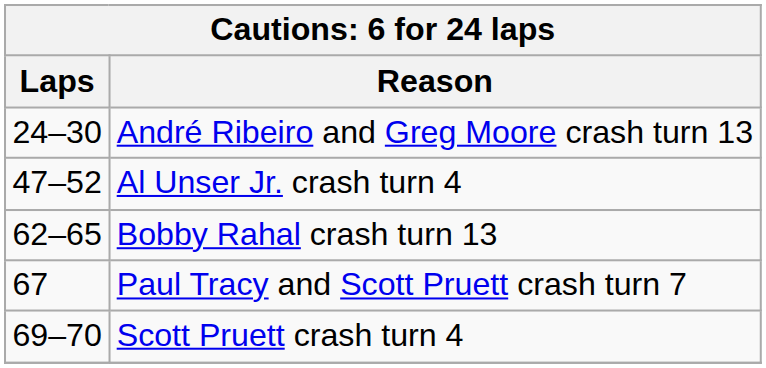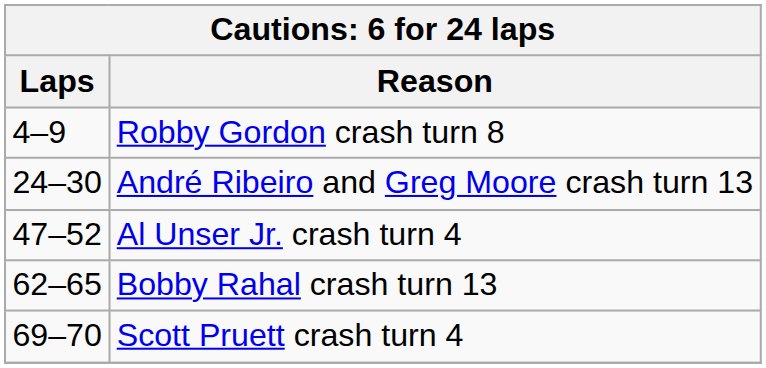+ row: (311, 132)
- row: (402, 285)
